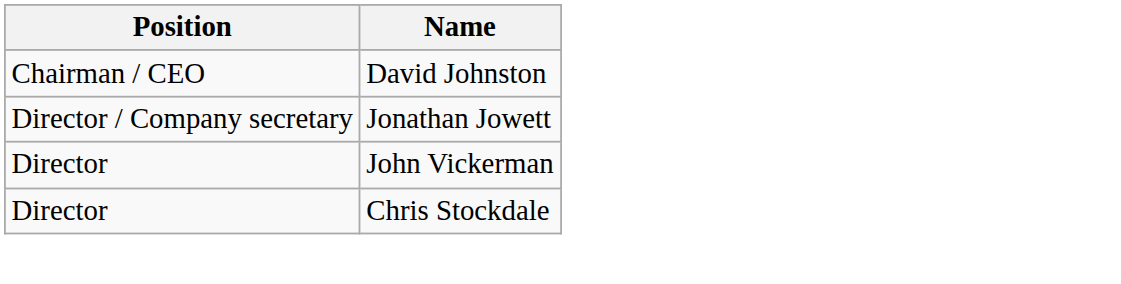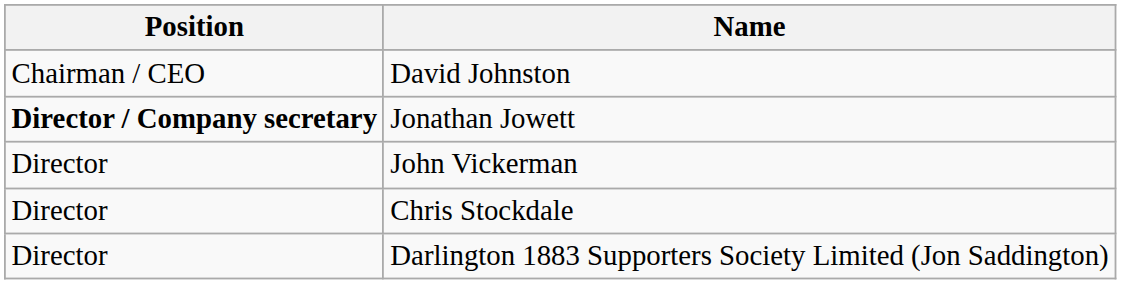(182, 118) normal -> (194, 118) bold
+ row: (749, 255)
